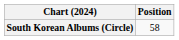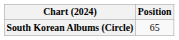(155, 27) 58 -> (155, 27) 65
